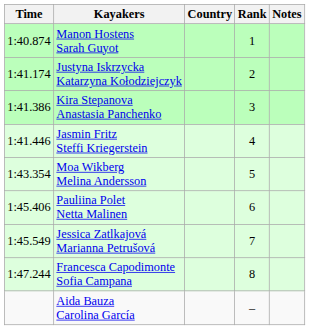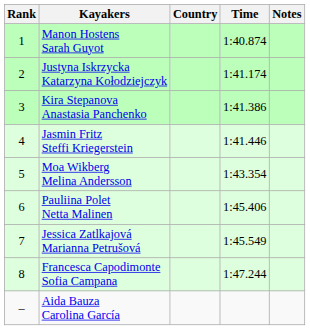columns swapped: (252, 14) <-> (29, 14)
